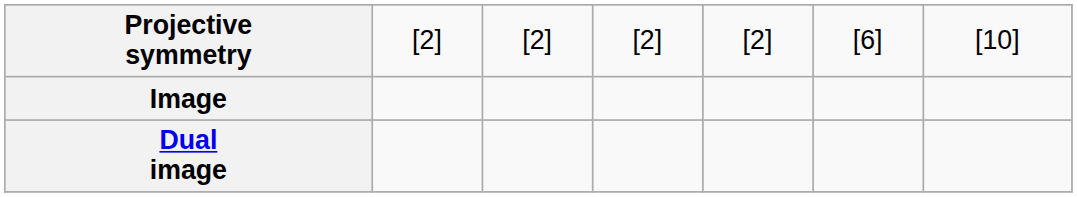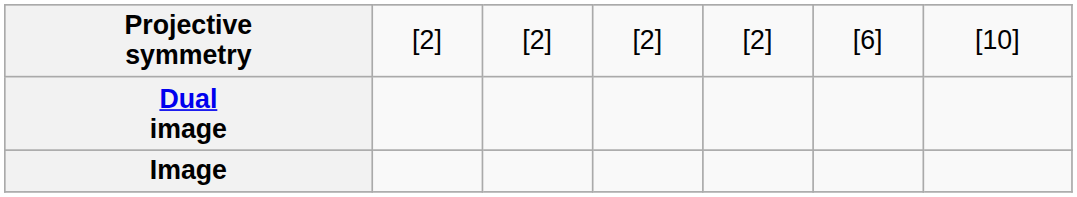rows swapped: (188, 98) <-> (188, 155)
